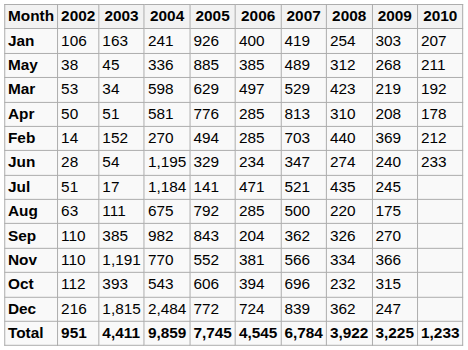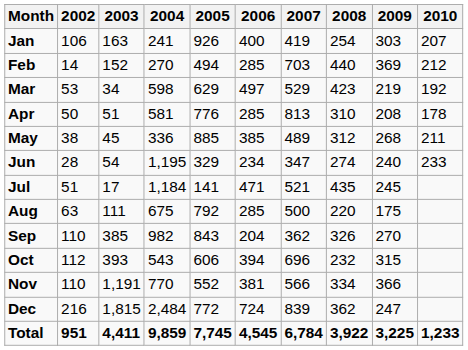rows swapped: (22, 138) <-> (23, 65)
rows swapped: (21, 284) <-> (22, 260)
